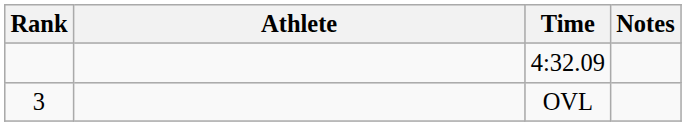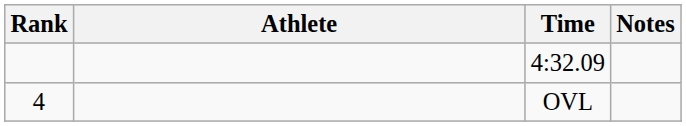(39, 101) 3 -> (39, 101) 4
